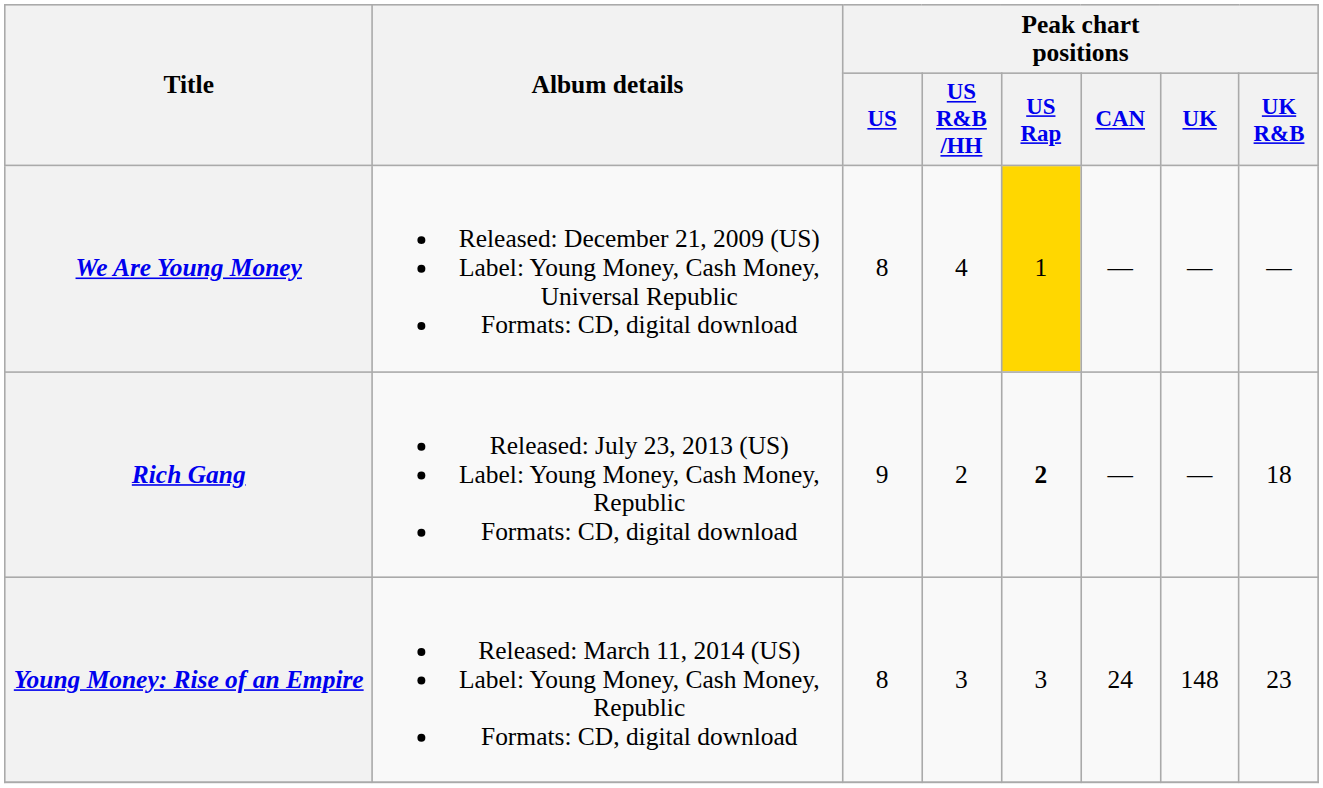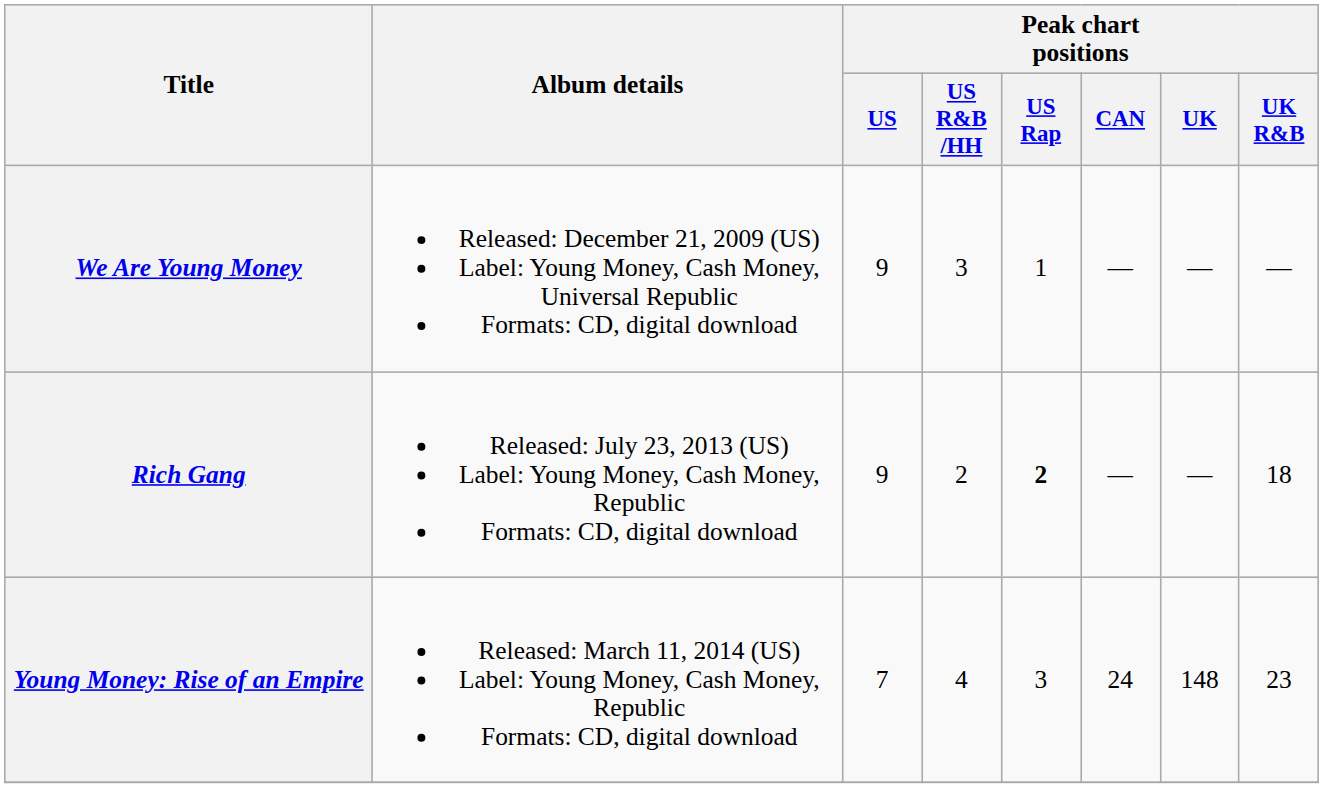(882, 268) 8 -> (882, 268) 9
(961, 268) 4 -> (961, 268) 3
(1041, 268) gold background -> (1041, 268) no background
(882, 679) 8 -> (882, 679) 7
(961, 679) 3 -> (961, 679) 4
